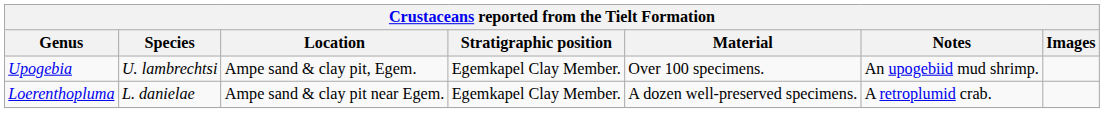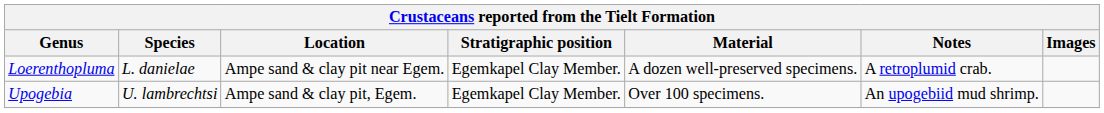rows swapped: (61, 94) <-> (40, 68)
